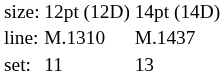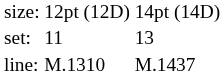rows swapped: (17, 64) <-> (21, 38)
